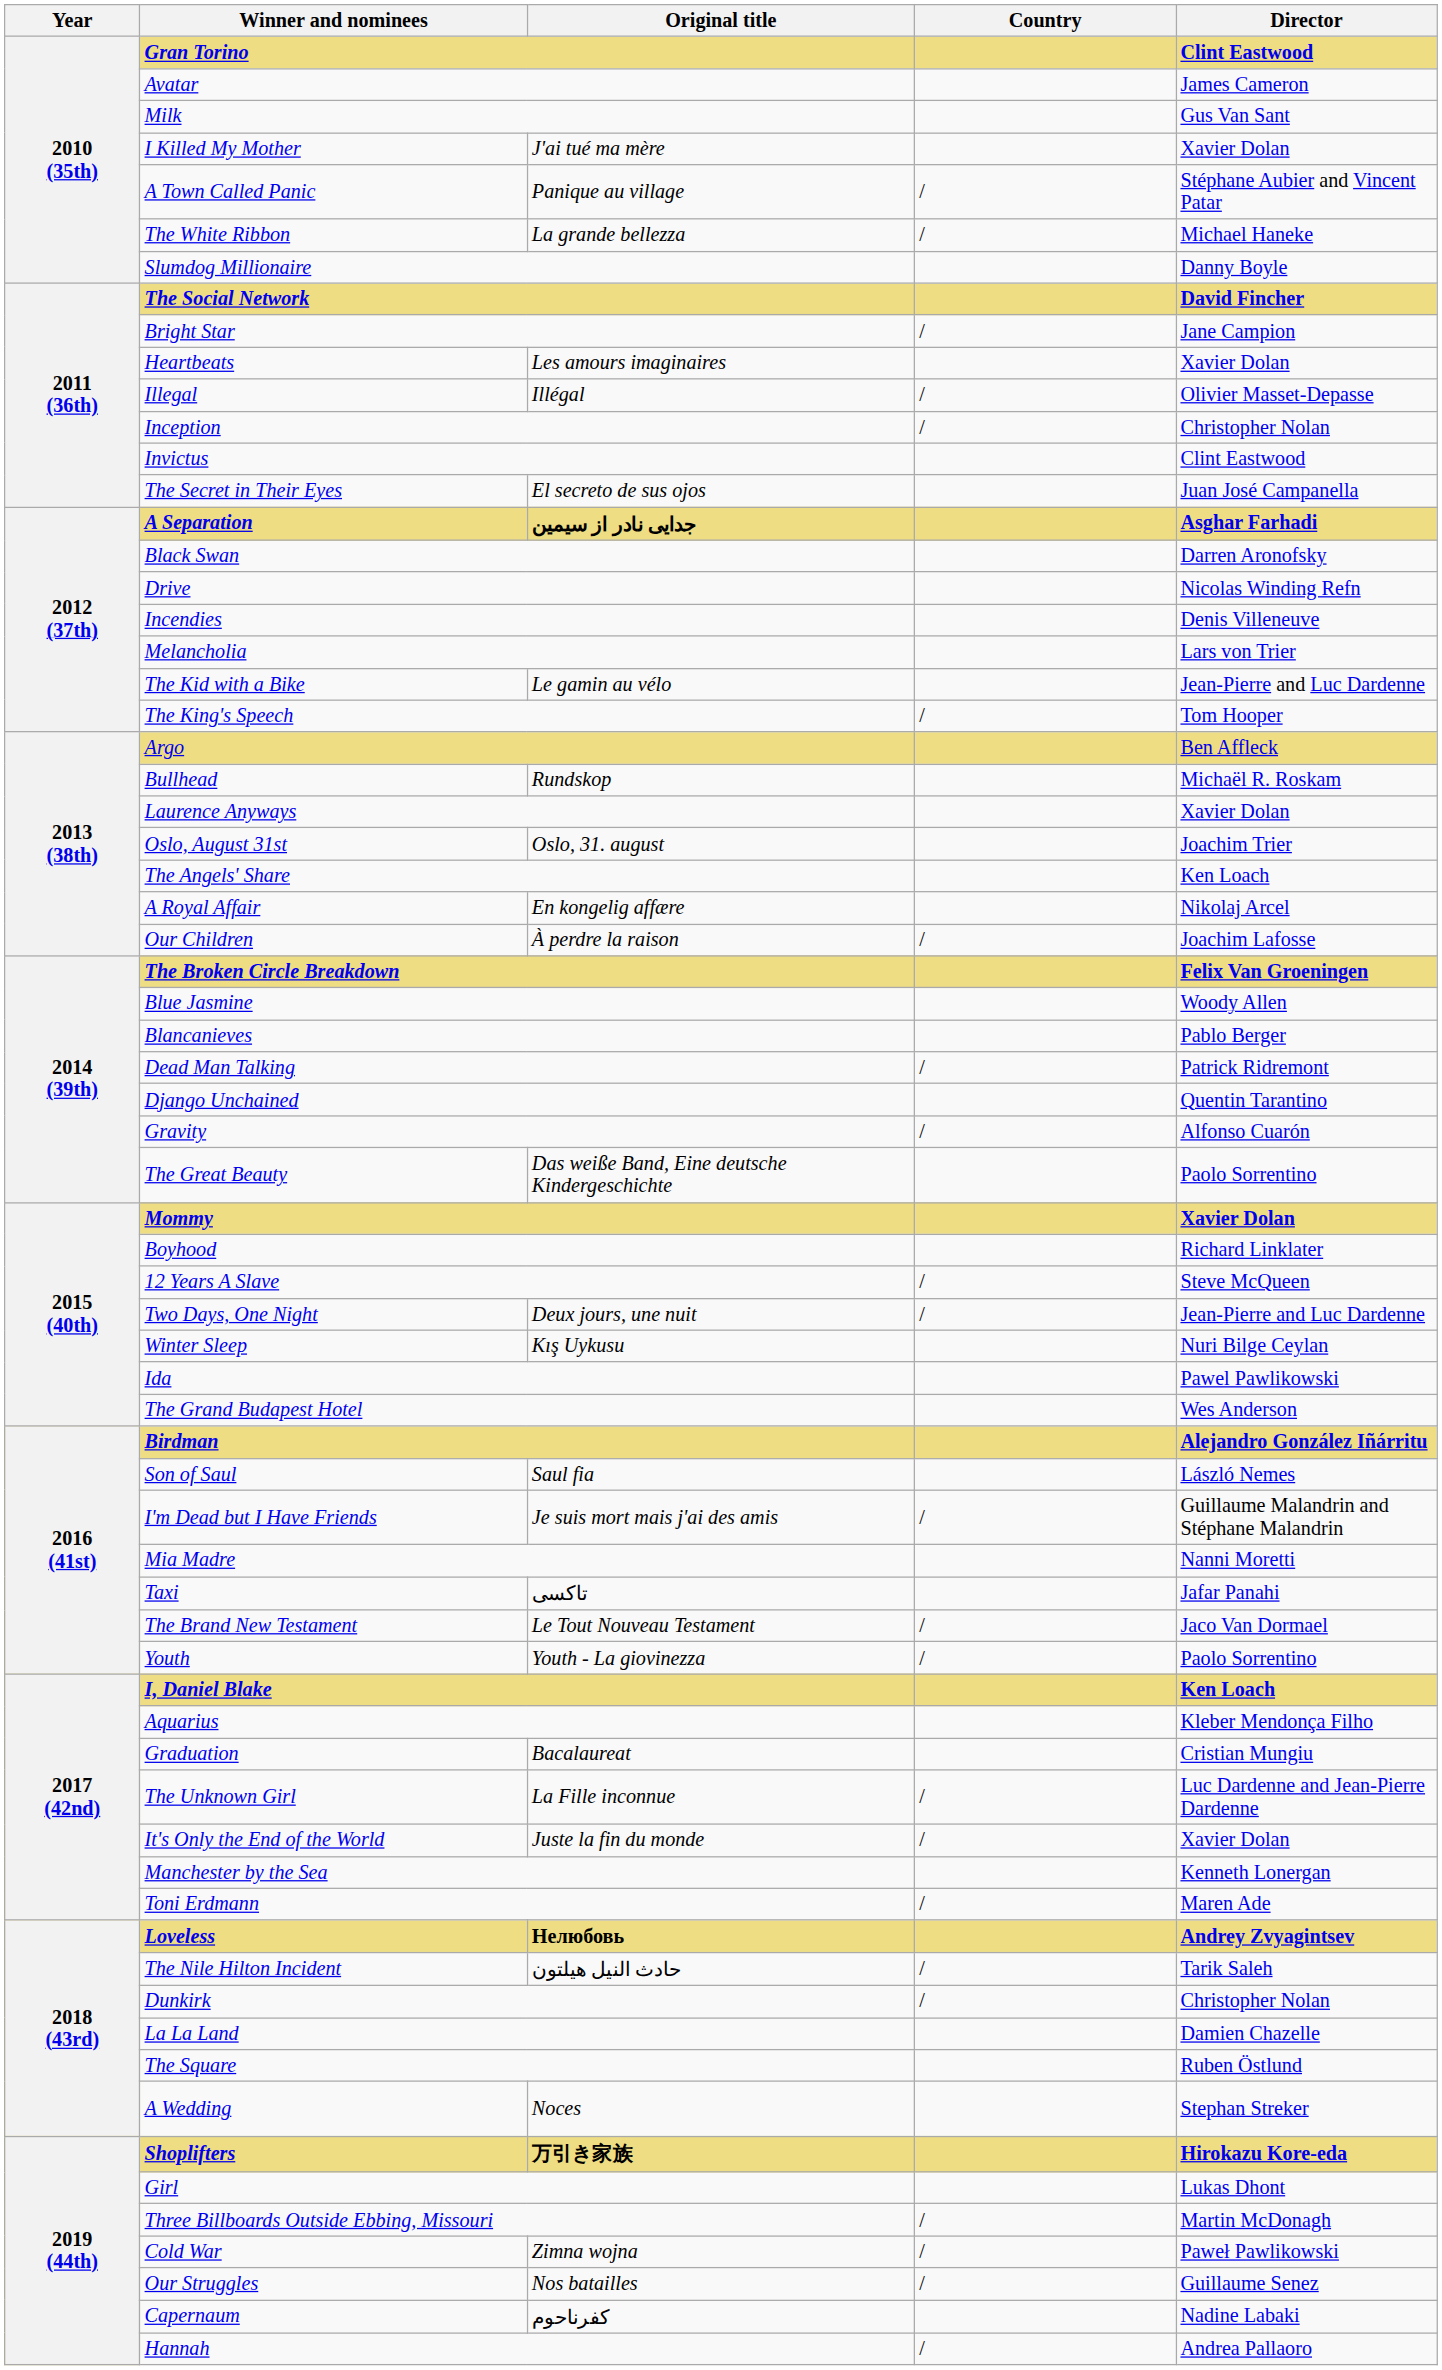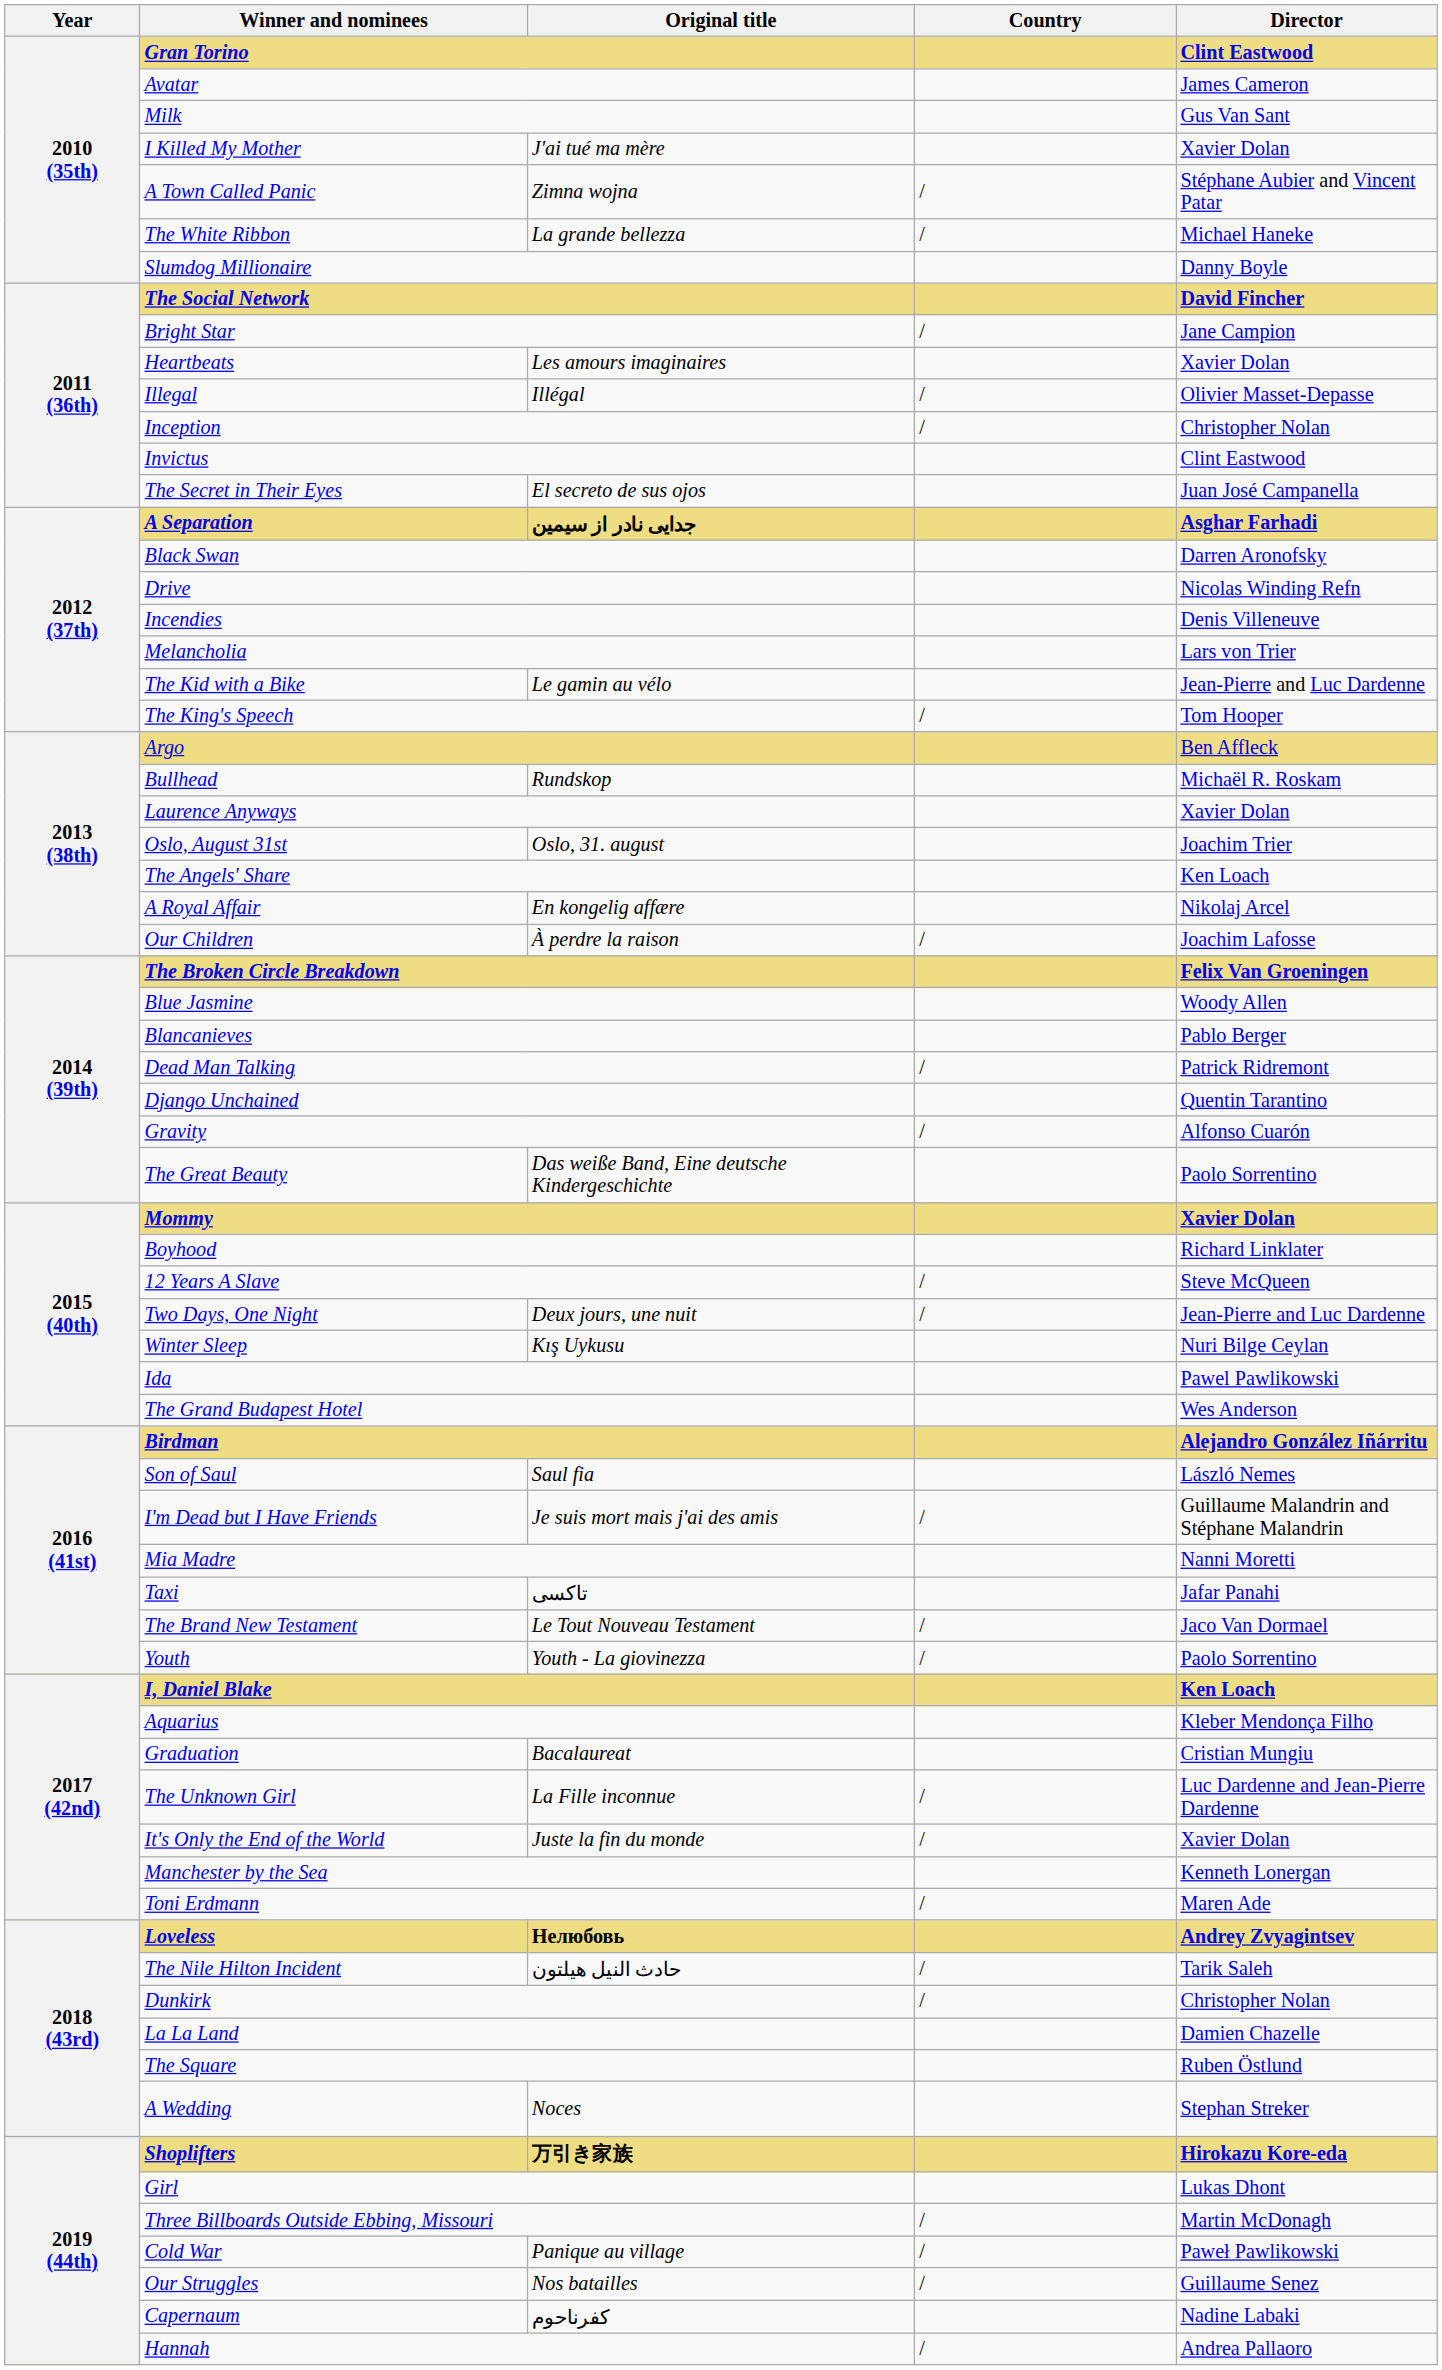(608, 191) Panique au village -> (585, 191) Zimna wojna
(585, 2251) Zimna wojna -> (608, 2251) Panique au village
